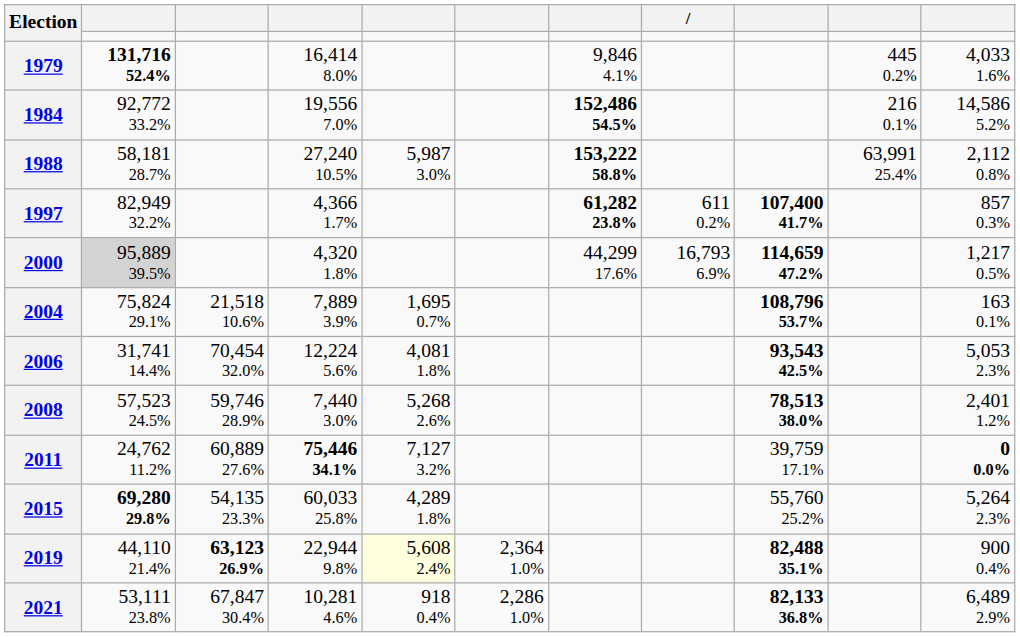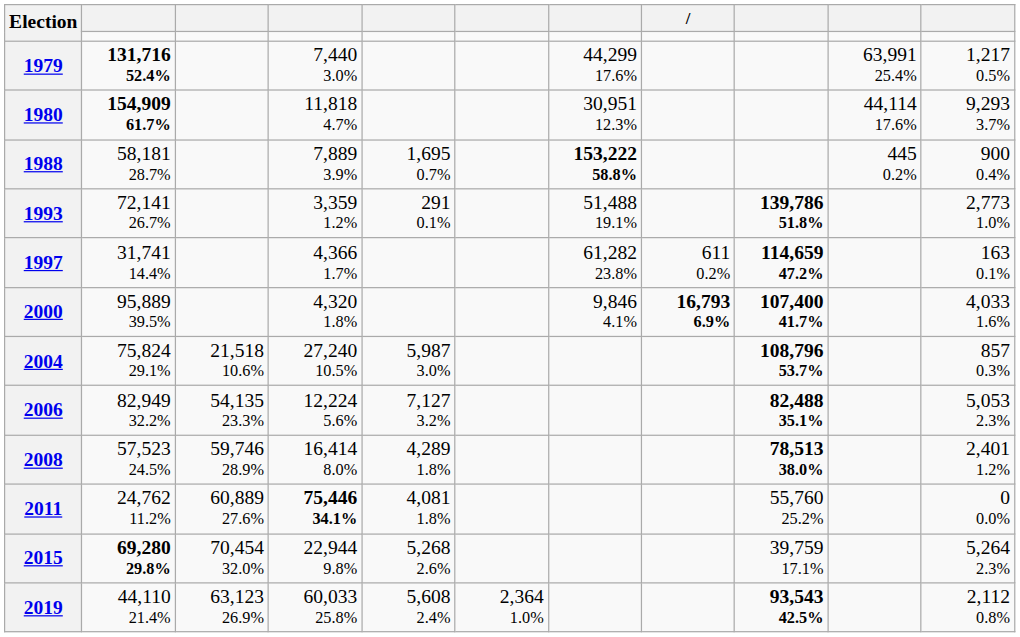(330, 64) 16,414 8.0% -> (335, 64) 7,440 3.0%
(615, 64) 9,846 4.1% -> (610, 64) 44,299 17.6%
(900, 64) 445 0.2% -> (890, 64) 63,991 25.4%
(988, 64) 4,033 1.6% -> (988, 64) 1,217 0.5%
+ row: (43, 114)
- row: (43, 114)
(330, 163) 27,240 10.5% -> (335, 163) 7,889 3.9%
(428, 163) 5,987 3.0% -> (428, 163) 1,695 0.7%
(890, 163) 63,991 25.4% -> (900, 163) 445 0.2%
(988, 163) 2,112 0.8% -> (993, 163) 900 0.4%
+ row: (43, 213)
(144, 212) 82,949 32.2% -> (144, 261) 31,741 14.4%
(610, 212) bold -> (610, 261) normal
(792, 212) 107,400 41.7% -> (792, 261) 114,659 47.2%
(993, 212) 857 0.3% -> (993, 261) 163 0.1%
(144, 261) lightgrey background -> (144, 311) no background
(610, 261) 44,299 17.6% -> (615, 311) 9,846 4.1%
(703, 261) normal -> (703, 311) bold
(792, 261) 114,659 47.2% -> (792, 311) 107,400 41.7%
(988, 261) 1,217 0.5% -> (988, 311) 4,033 1.6%
(335, 311) 7,889 3.9% -> (330, 360) 27,240 10.5%
(428, 311) 1,695 0.7% -> (428, 360) 5,987 3.0%
(993, 311) 163 0.1% -> (993, 360) 857 0.3%
(144, 360) 31,741 14.4% -> (144, 409) 82,949 32.2%
(237, 360) 70,454 32.0% -> (237, 409) 54,135 23.3%
(428, 360) 4,081 1.8% -> (428, 409) 7,127 3.2%
(797, 360) 93,543 42.5% -> (797, 409) 82,488 35.1%
(335, 409) 7,440 3.0% -> (330, 458) 16,414 8.0%
(428, 409) 5,268 2.6% -> (428, 458) 4,289 1.8%
(428, 458) 7,127 3.2% -> (428, 508) 4,081 1.8%
(797, 458) 39,759 17.1% -> (797, 508) 55,760 25.2%
(992, 458) bold -> (993, 508) normal
(237, 508) 54,135 23.3% -> (237, 557) 70,454 32.0%
(330, 508) 60,033 25.8% -> (330, 557) 22,944 9.8%
(428, 508) 4,289 1.8% -> (428, 557) 5,268 2.6%
(797, 508) 55,760 25.2% -> (797, 557) 39,759 17.1%
(237, 557) bold -> (237, 606) normal
(330, 557) 22,944 9.8% -> (330, 606) 60,033 25.8%
(428, 557) lightyellow background -> (428, 606) no background
(797, 557) 82,488 35.1% -> (797, 606) 93,543 42.5%
(993, 557) 900 0.4% -> (988, 606) 2,112 0.8%
- row: (43, 607)
